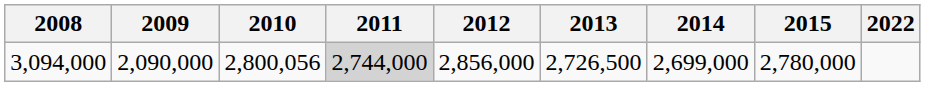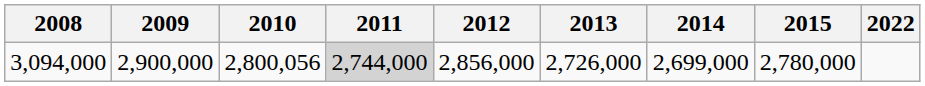(165, 61) 2,090,000 -> (165, 61) 2,900,000
(594, 61) 2,726,500 -> (594, 61) 2,726,000
